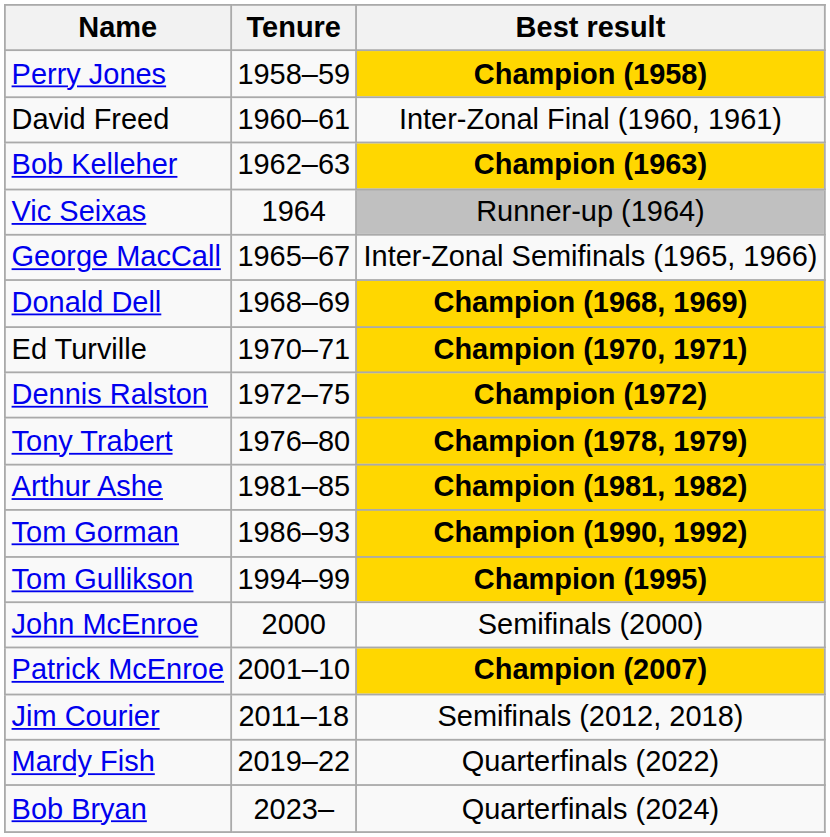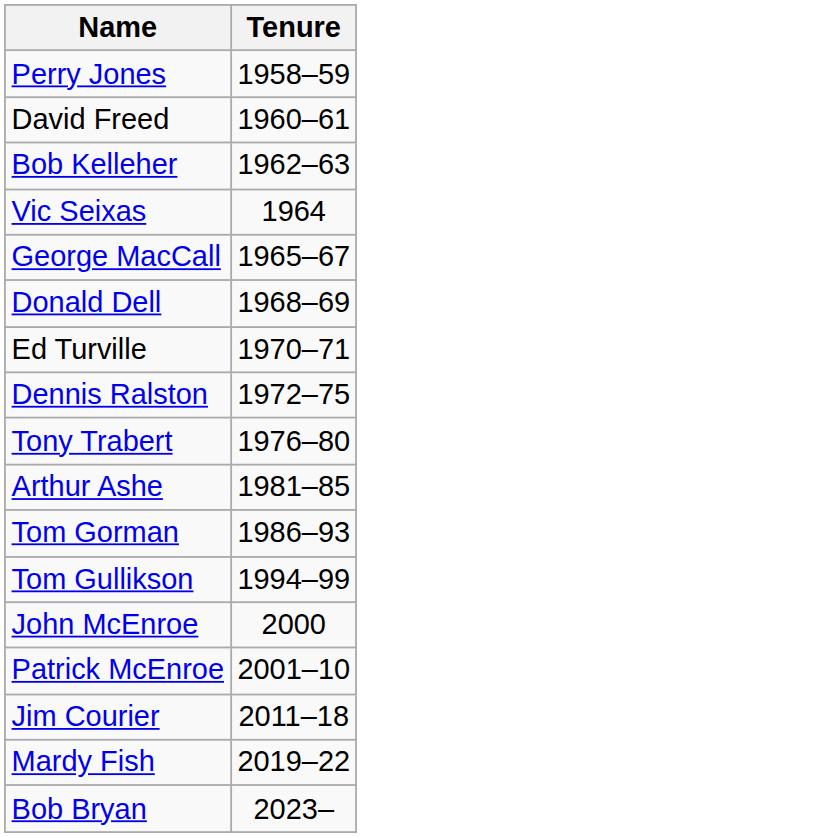- column: (590, 27)
